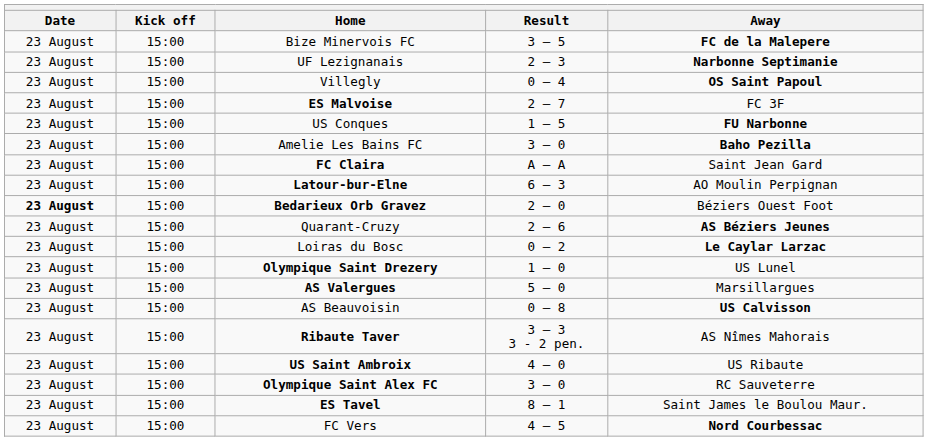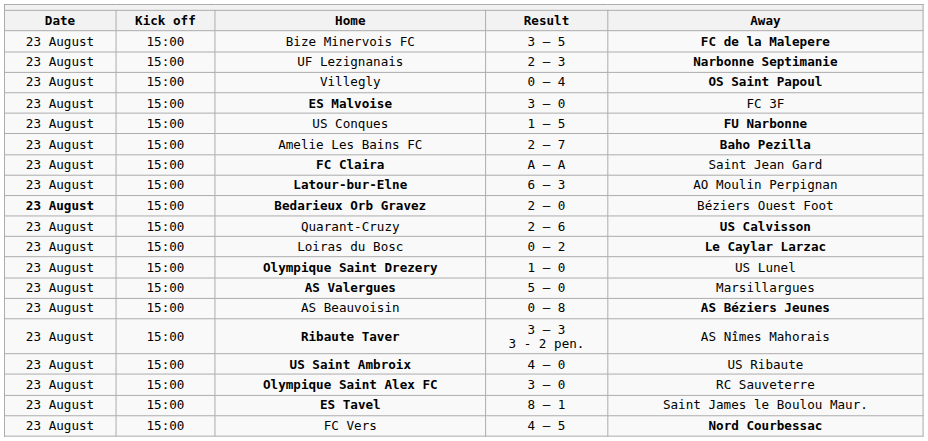(546, 103) 2 – 7 -> (546, 103) 3 – 0
(546, 144) 3 – 0 -> (546, 144) 2 – 7
(765, 226) AS Béziers Jeunes -> (765, 226) US Calvisson
(765, 308) US Calvisson -> (765, 308) AS Béziers Jeunes
